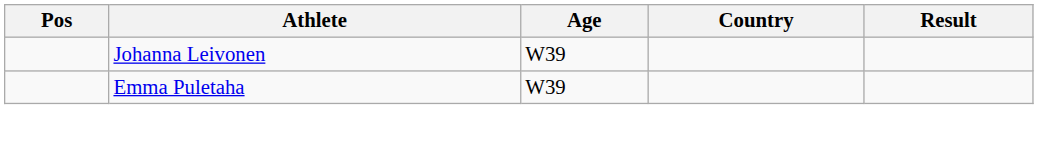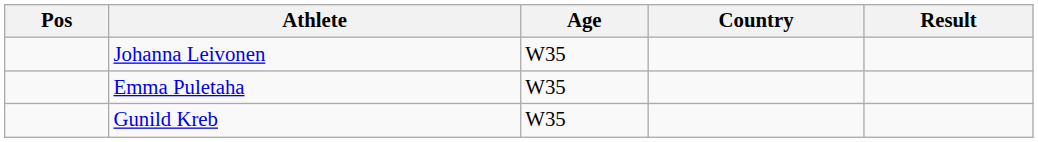(546, 53) W39 -> (546, 53) W35
(546, 86) W39 -> (546, 86) W35
+ row: (166, 119)
